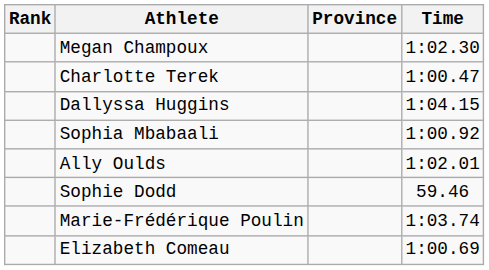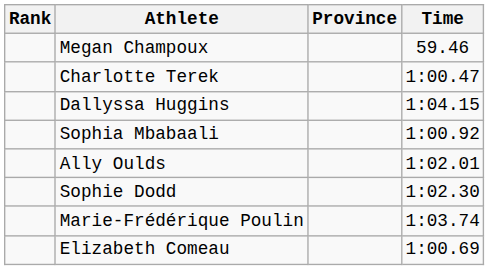(443, 48) 1:02.30 -> (443, 48) 59.46
(443, 192) 59.46 -> (443, 192) 1:02.30
